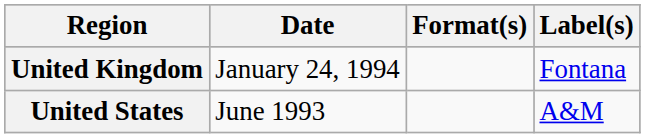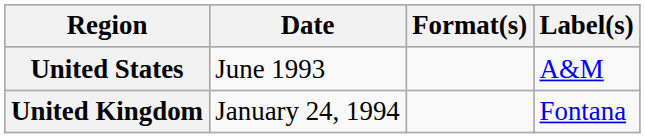rows swapped: (107, 111) <-> (107, 68)
